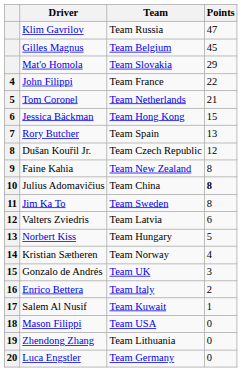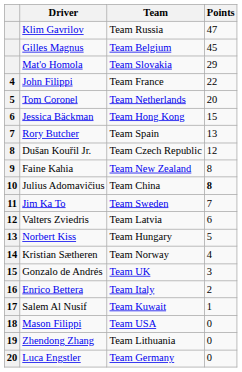(212, 99) 21 -> (212, 99) 20
(209, 202) 8 -> (209, 202) 7
